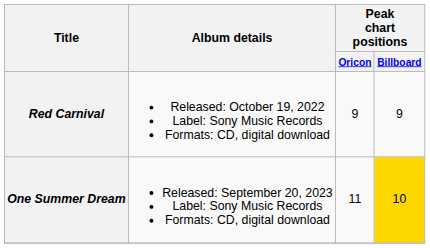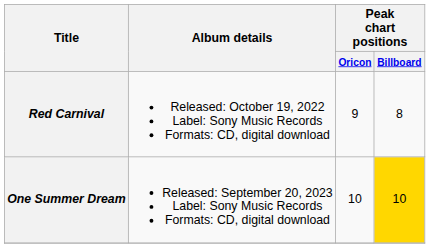(399, 114) 9 -> (399, 114) 8
(355, 199) 11 -> (355, 199) 10
